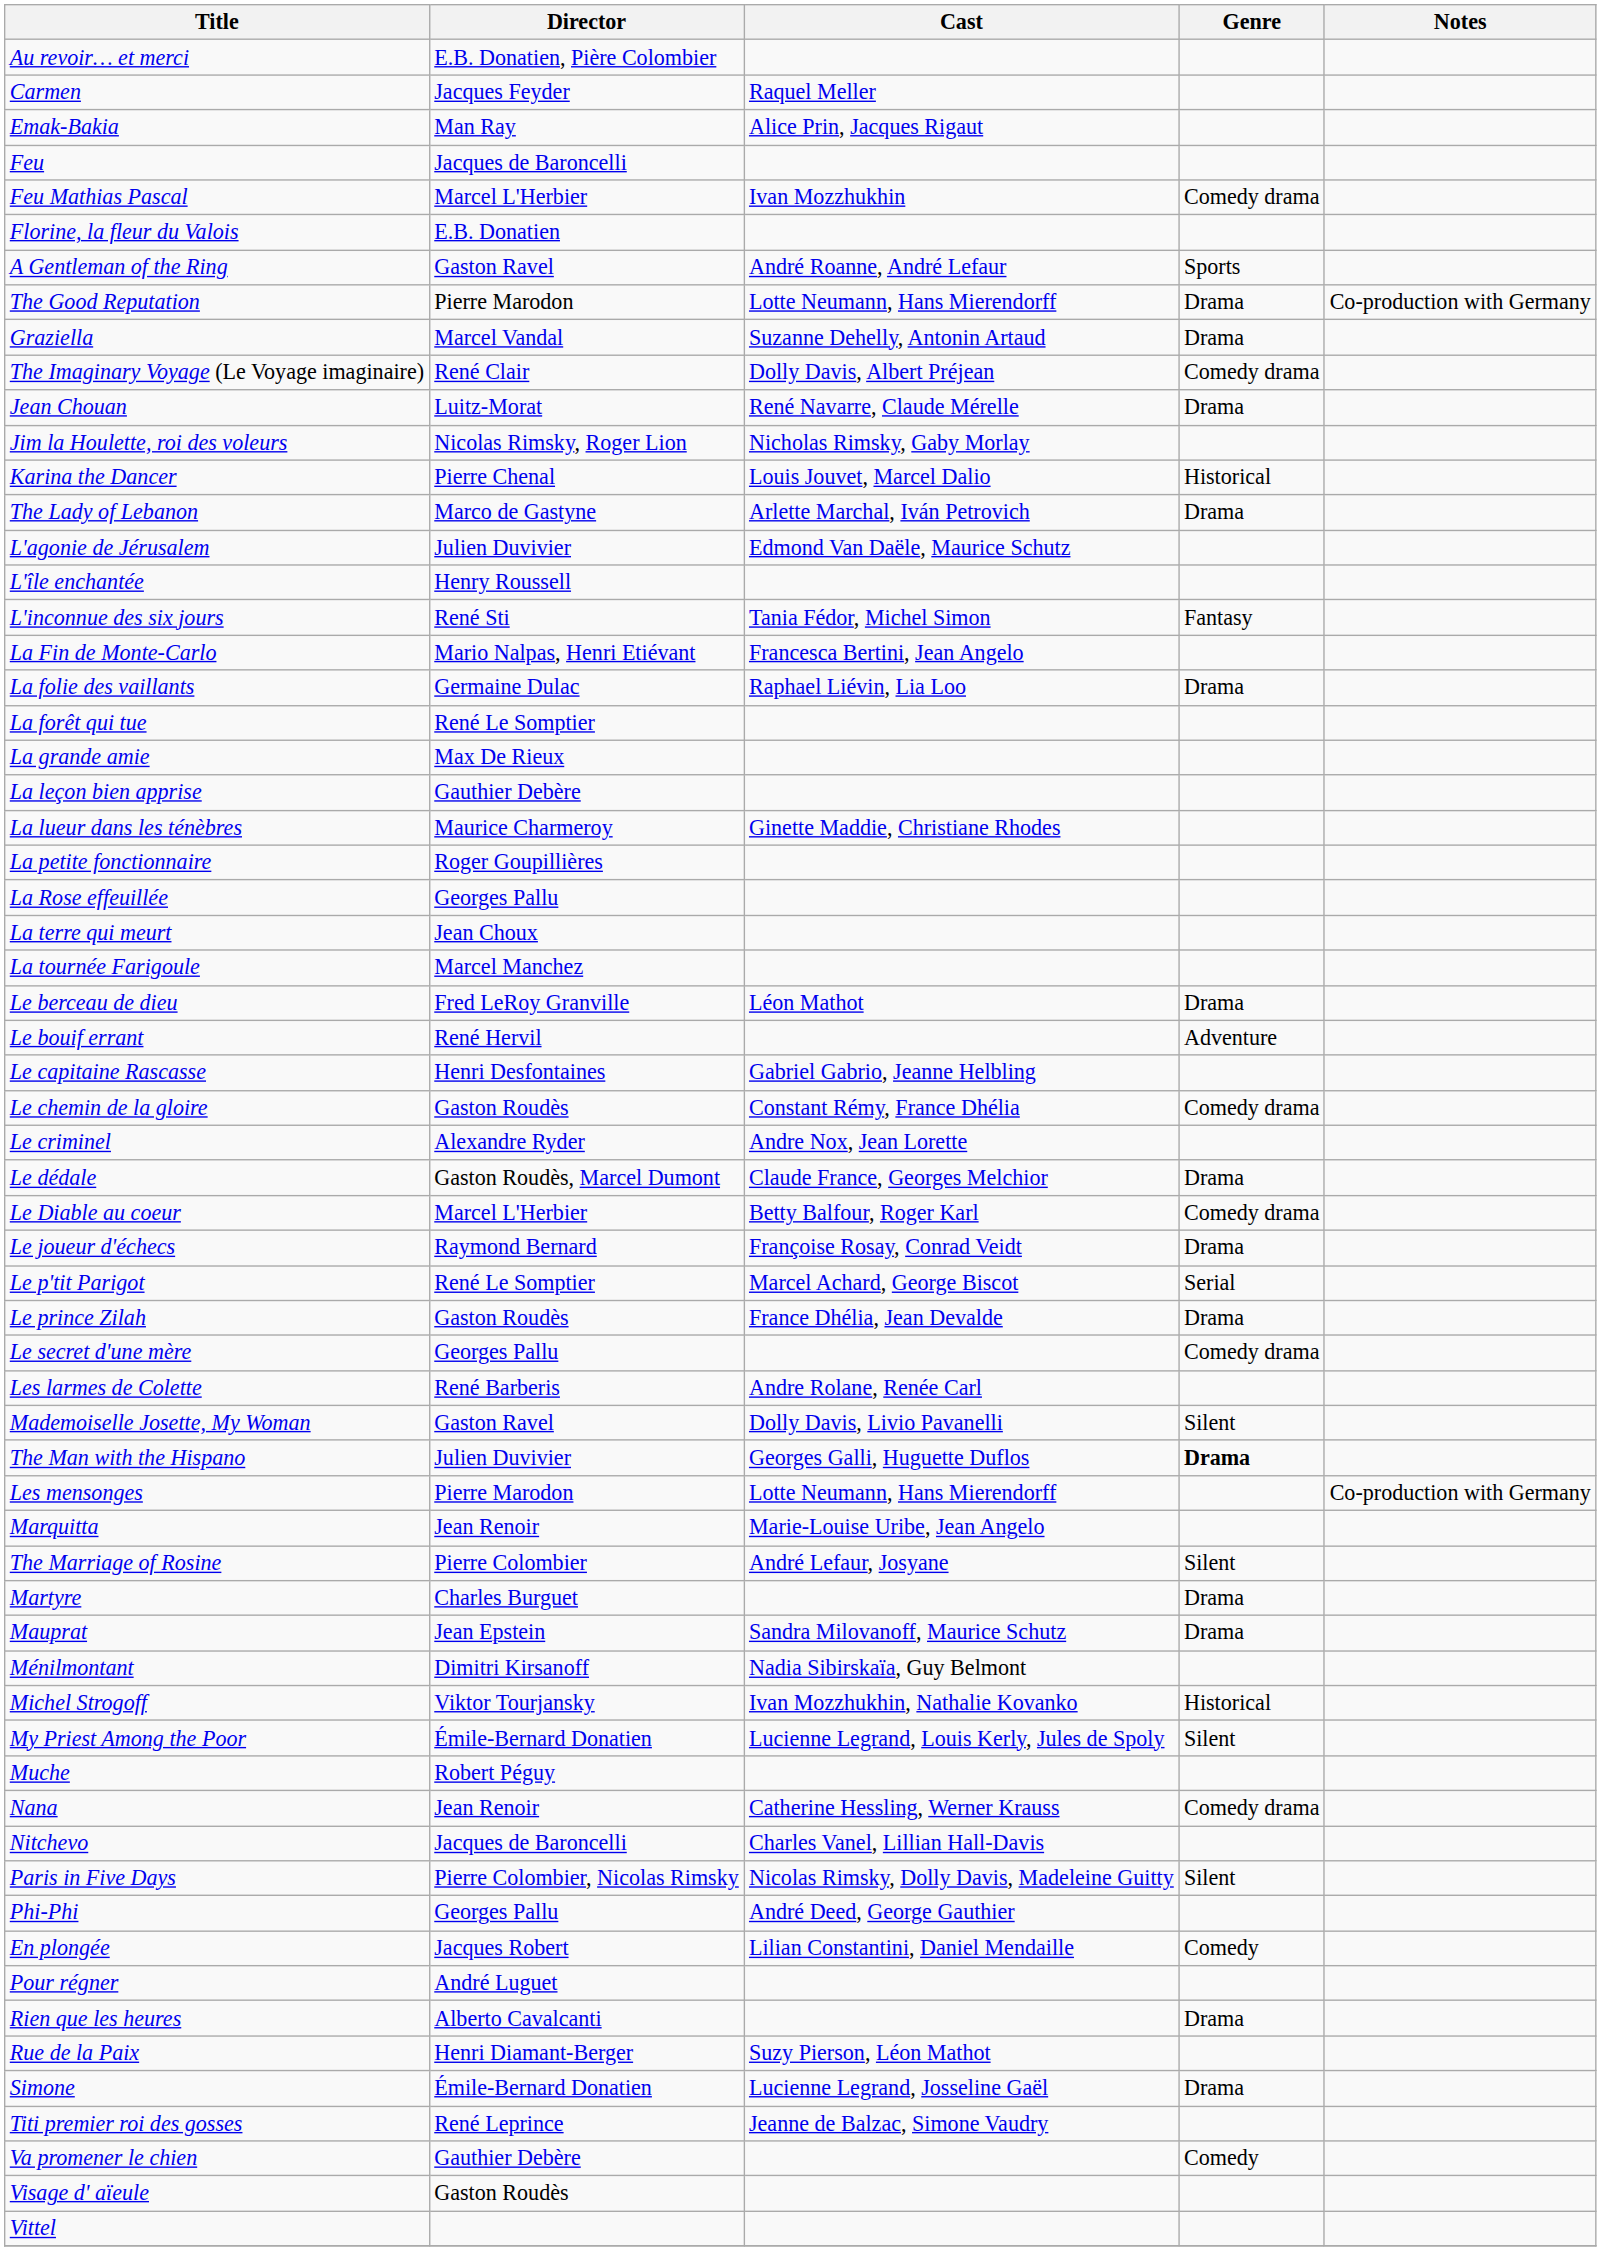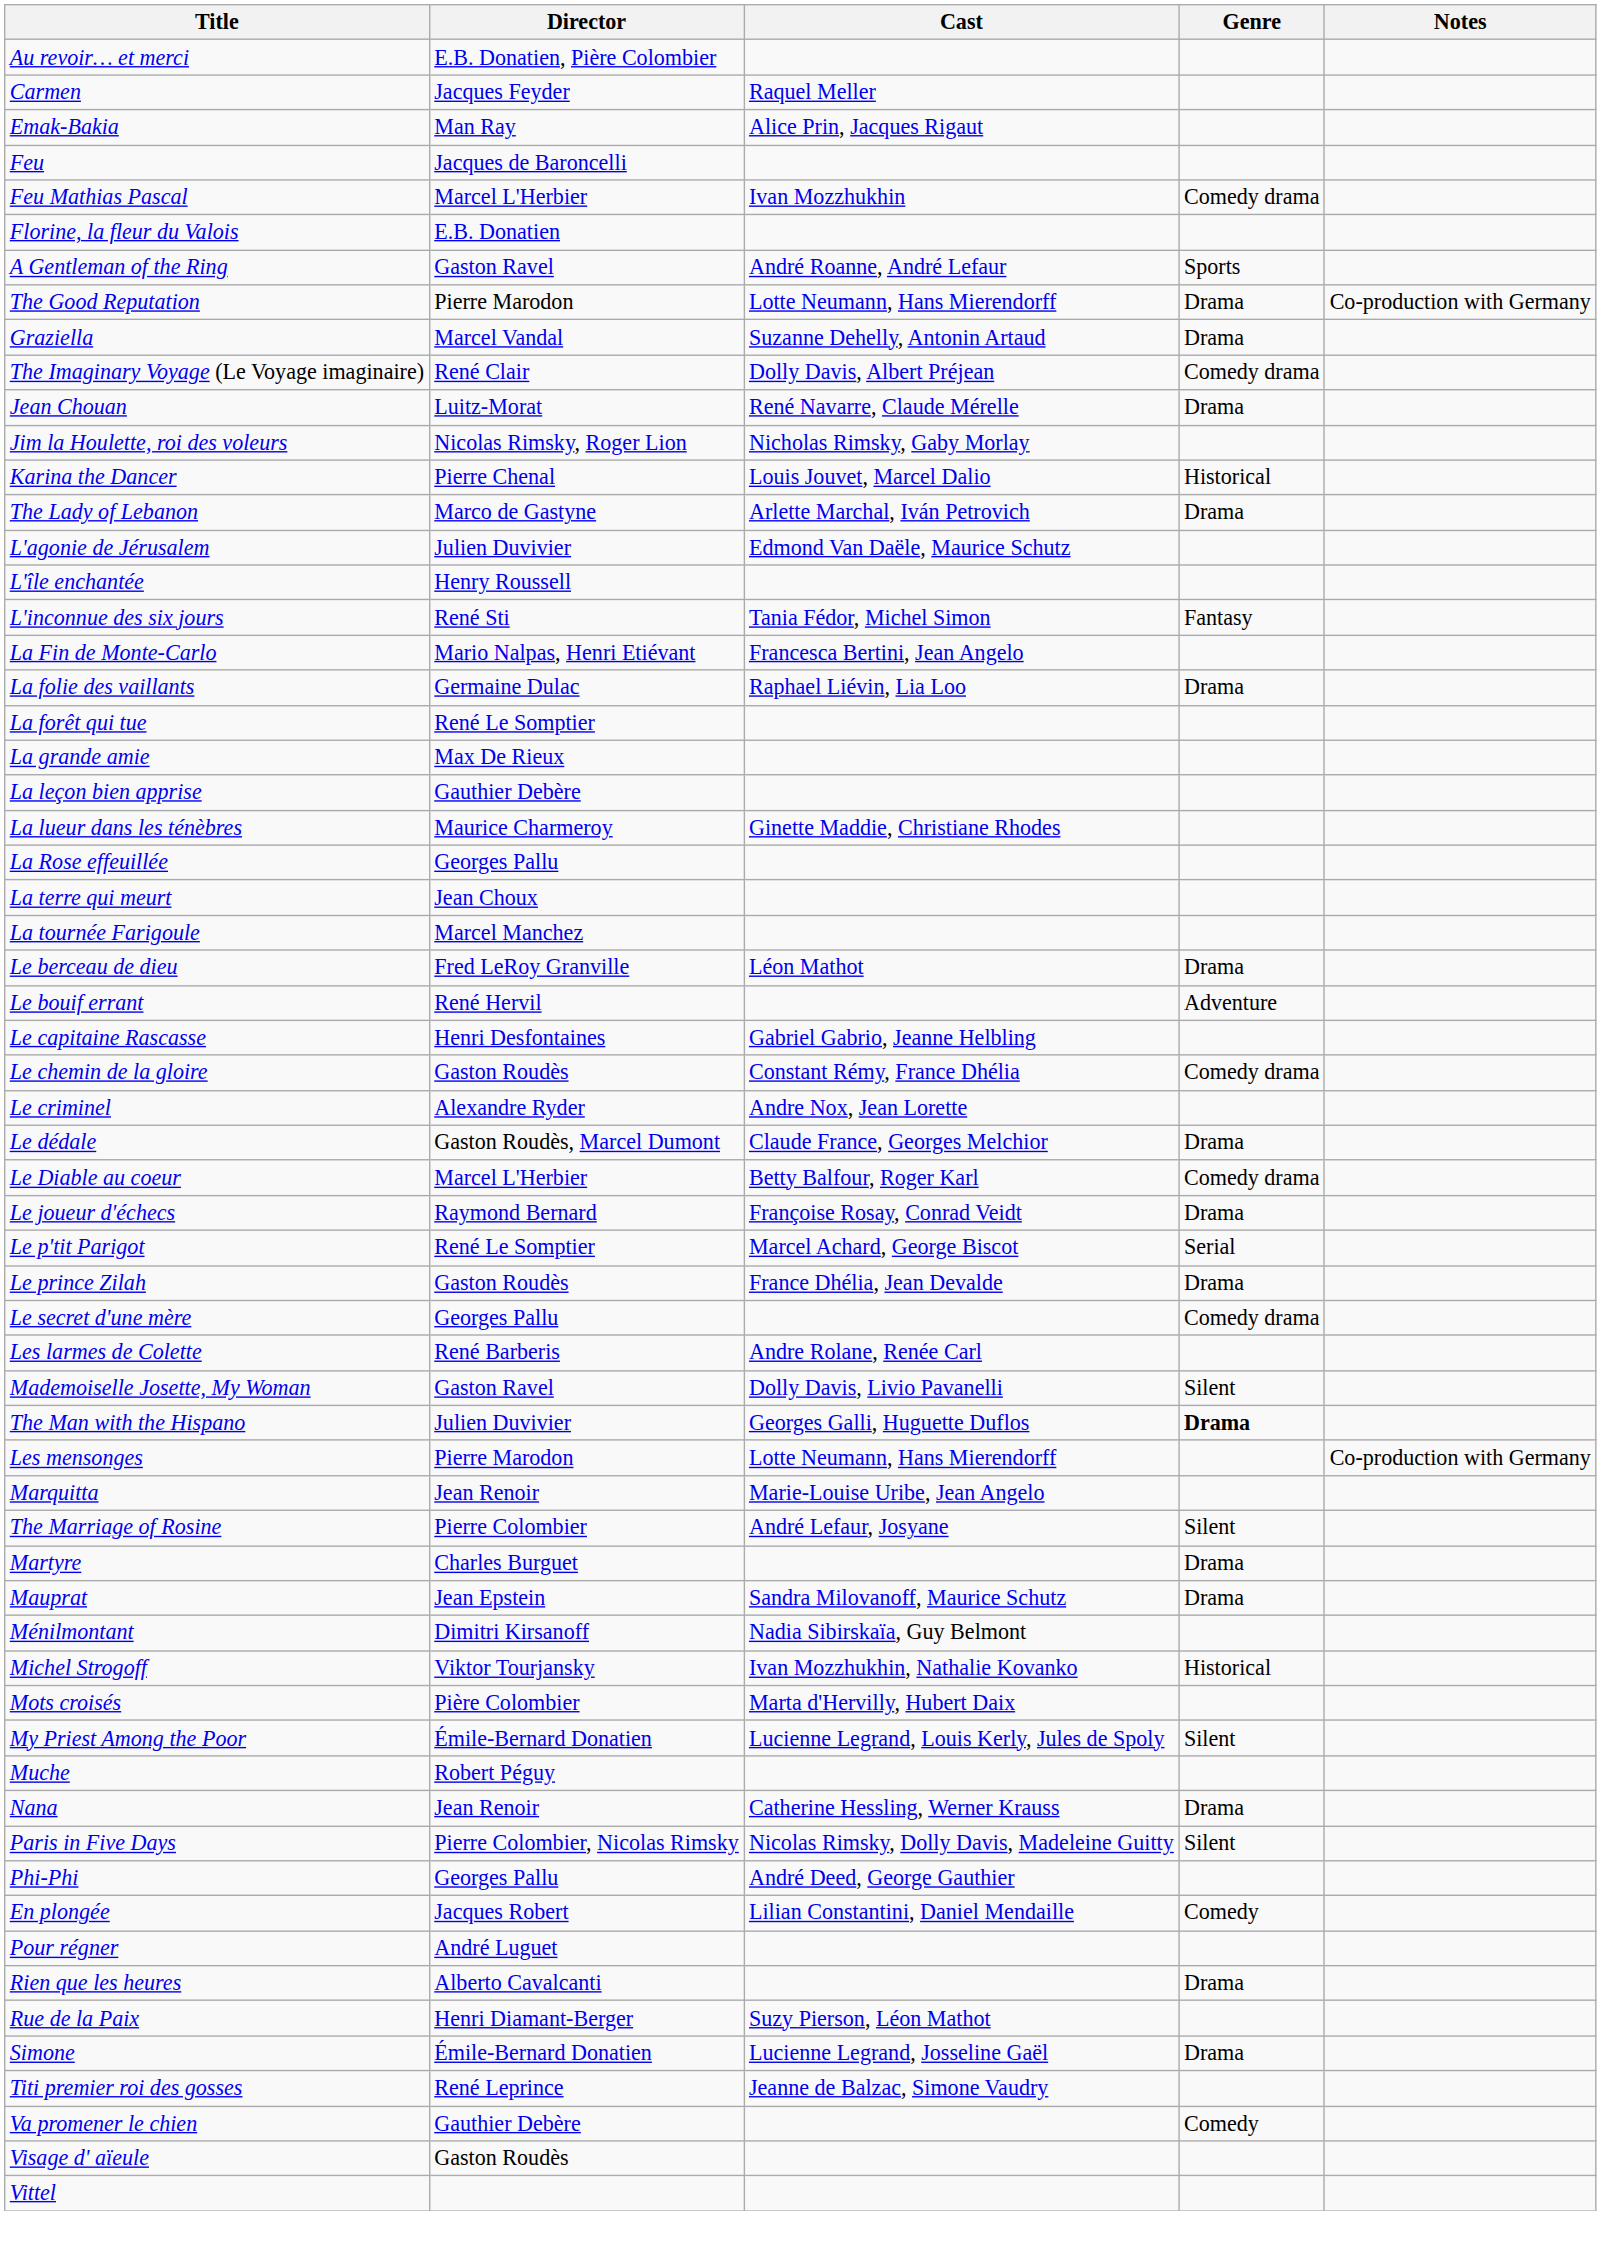- row: (111, 862)
+ row: (65, 1702)
(1252, 1807) Comedy drama -> (1214, 1807) Drama
- row: (49, 1842)
